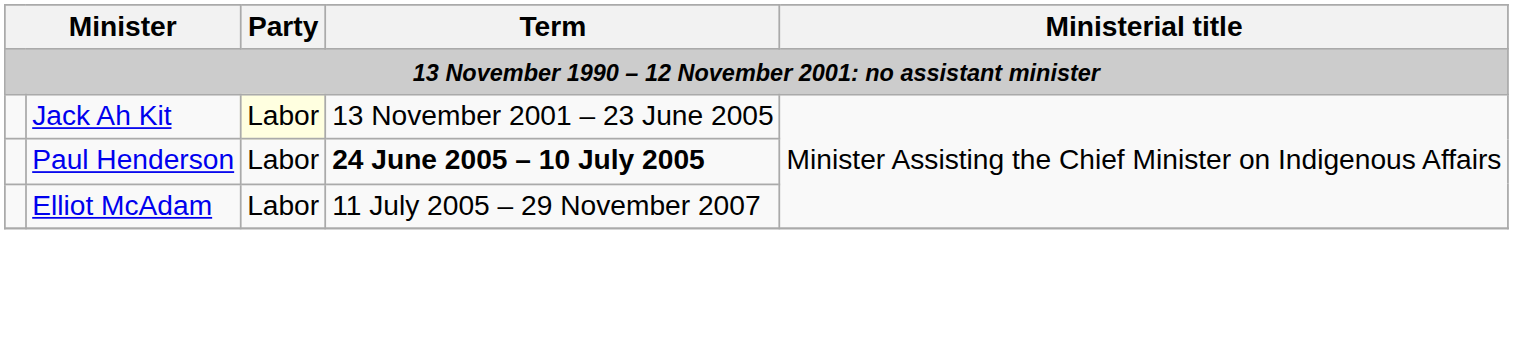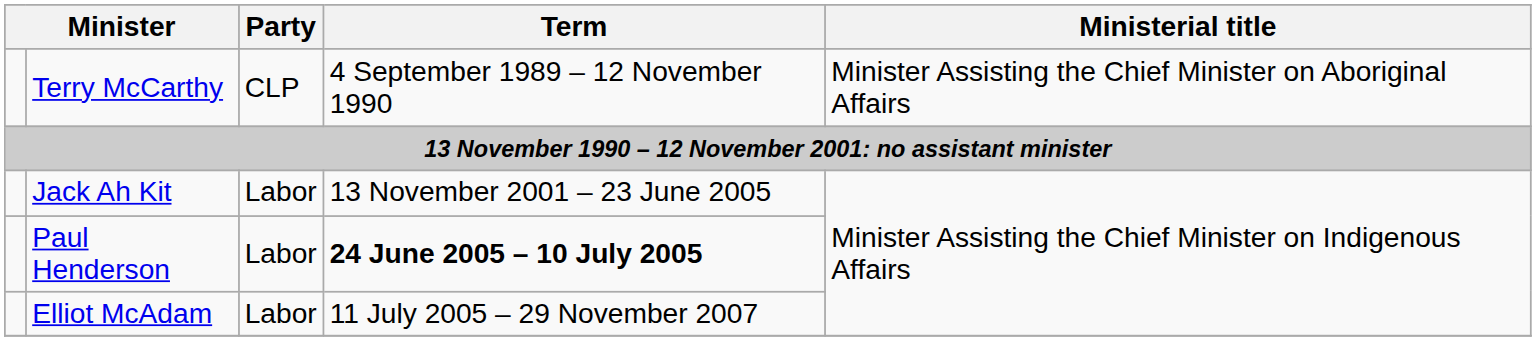+ row: (128, 87)
(283, 116) lightyellow background -> (281, 192) no background
